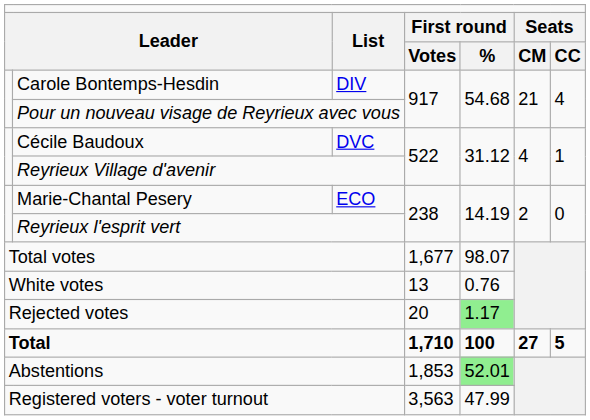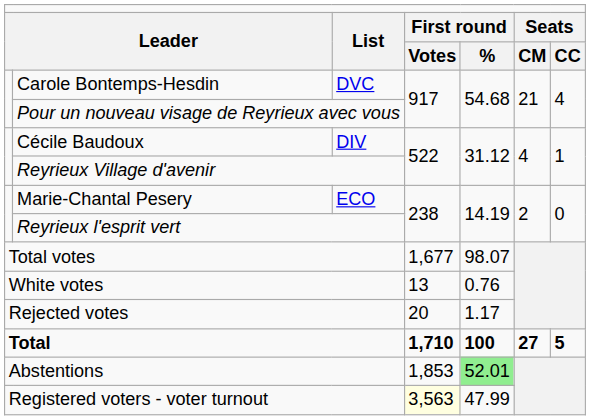(351, 84) DIV -> (355, 84) DVC
(355, 141) DVC -> (351, 141) DIV
(482, 313) lightgreen background -> (482, 313) no background
(431, 399) no background -> (431, 399) lightyellow background
